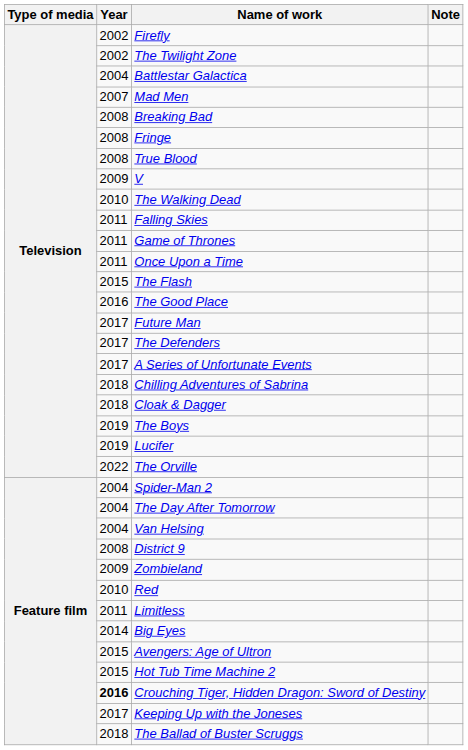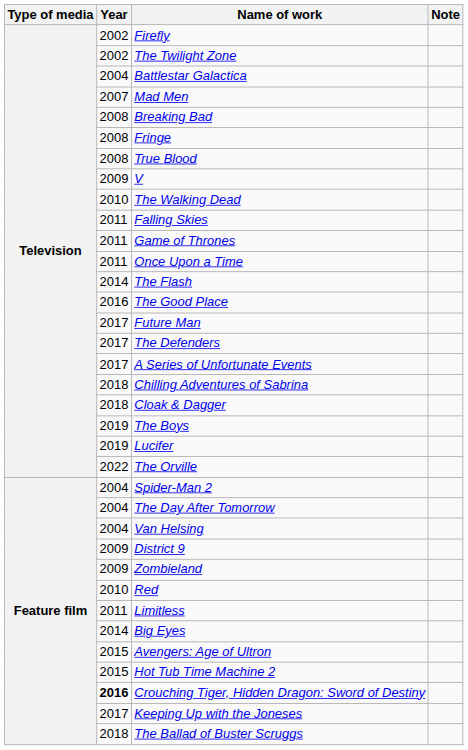(114, 281) 2015 -> (114, 281) 2014
(114, 549) 2008 -> (114, 549) 2009
